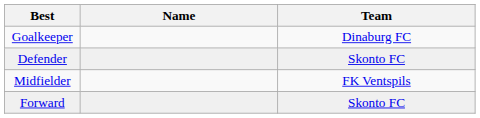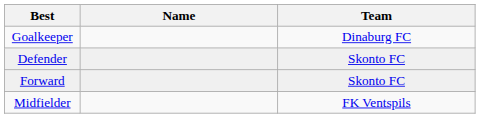rows swapped: (42, 81) <-> (42, 102)
